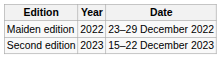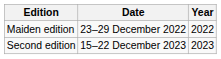columns swapped: (92, 12) <-> (161, 12)
